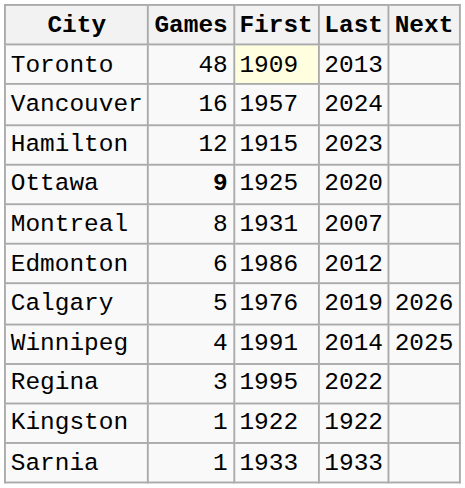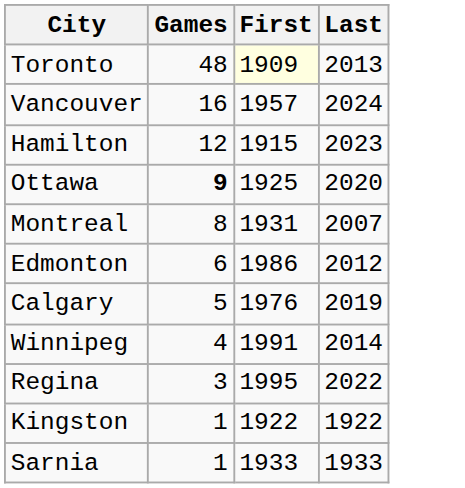- column: (424, 25)
